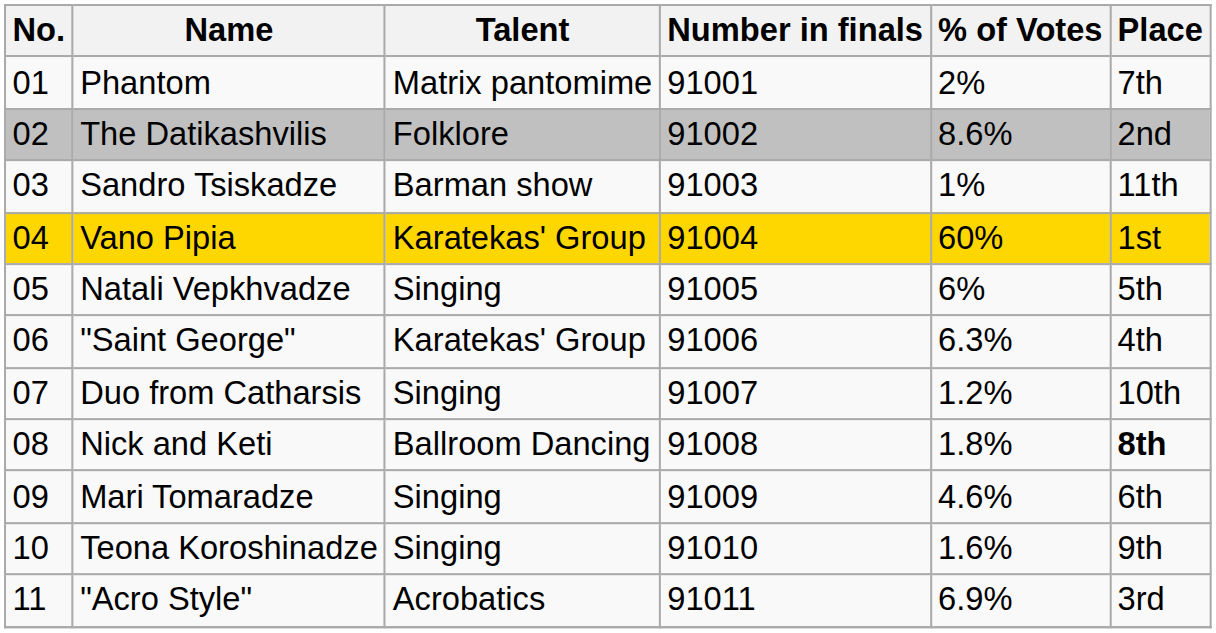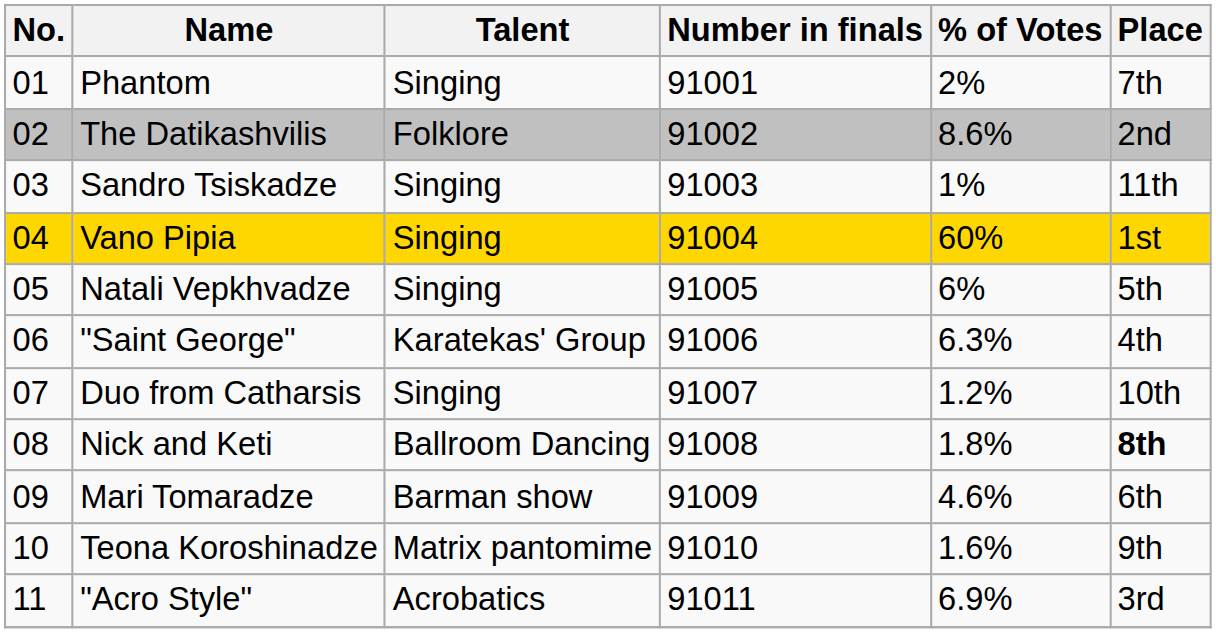(523, 82) Matrix pantomime -> (447, 82) Singing
(493, 185) Barman show -> (447, 185) Singing
(519, 237) Karatekas' Group -> (447, 237) Singing
(447, 496) Singing -> (493, 496) Barman show
(447, 548) Singing -> (523, 548) Matrix pantomime
